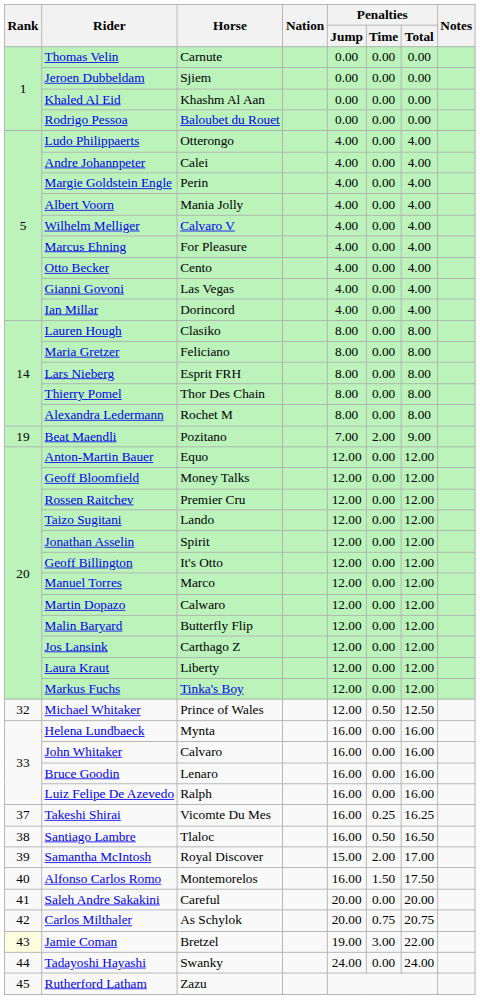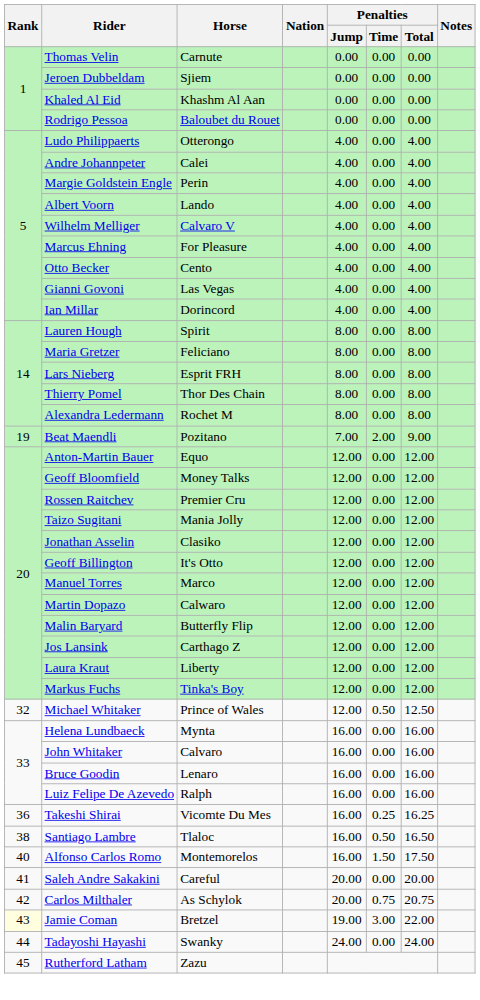(212, 204) Mania Jolly -> (197, 204) Lando
(200, 330) Clasiko -> (195, 330) Spirit
(197, 520) Lando -> (212, 520) Mania Jolly
(195, 541) Spirit -> (200, 541) Clasiko
(23, 815) 37 -> (23, 815) 36
- row: (98, 857)
